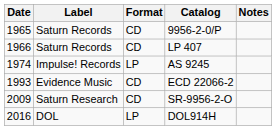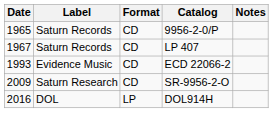(19, 47) 1966 -> (19, 47) 1967
- row: (189, 64)
